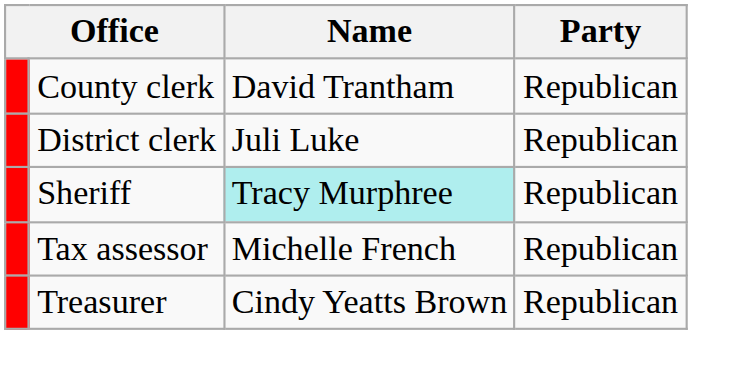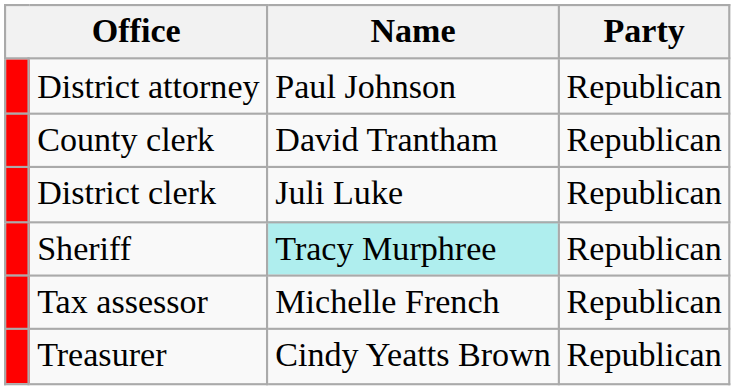+ row: (148, 85)
